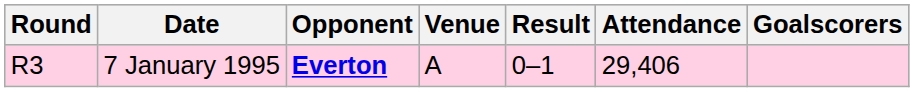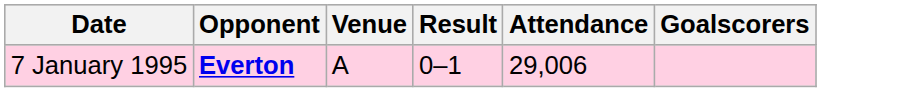- column: (51, 24)
(641, 65) 29,406 -> (548, 65) 29,006
